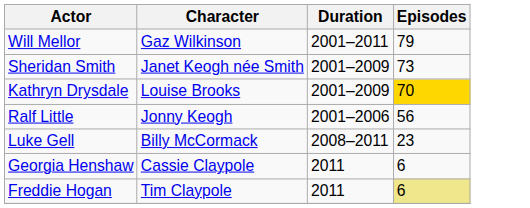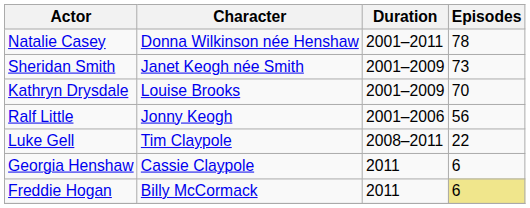- row: (44, 41)
+ row: (57, 41)
(406, 91) gold background -> (460, 91) no background
(199, 141) Billy McCormack -> (186, 141) Tim Claypole
(406, 141) 23 -> (460, 141) 22
(186, 191) Tim Claypole -> (199, 191) Billy McCormack
